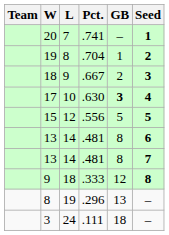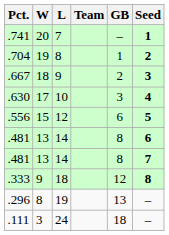columns swapped: (23, 14) <-> (93, 14)
(120, 96) bold -> (120, 96) normal
(120, 117) 5 -> (120, 117) 6
